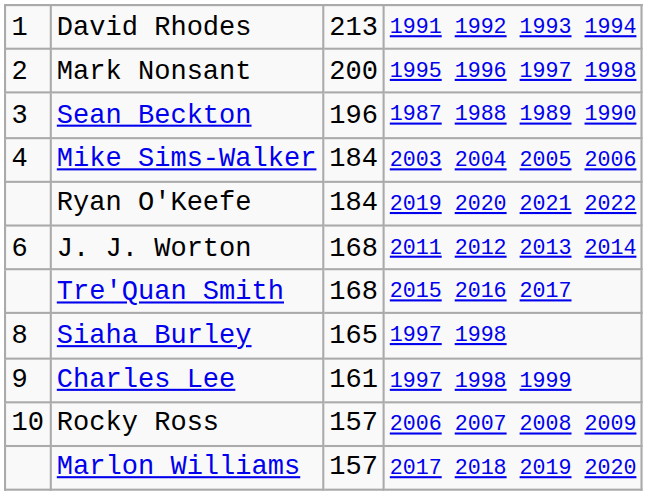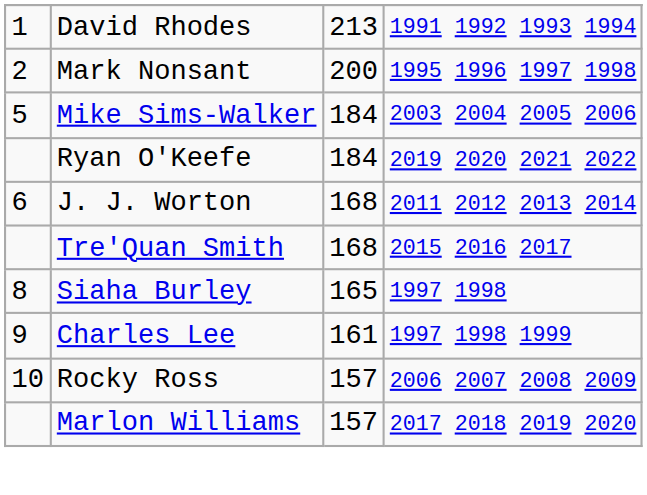- row: (154, 115)
(20, 159) 4 -> (20, 115) 5
